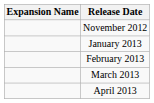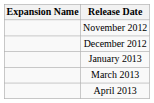+ row: (115, 43)
- row: (115, 59)
